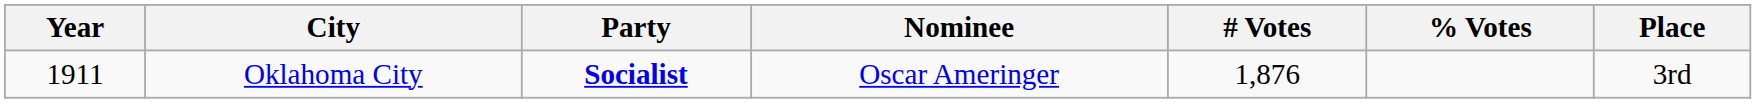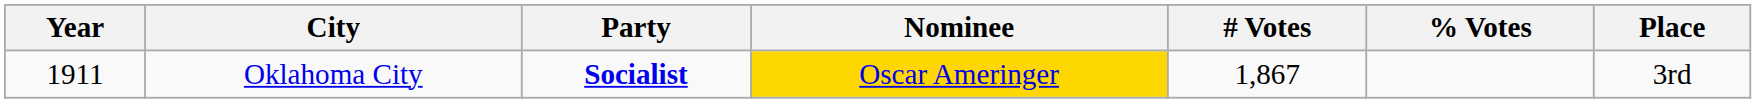(959, 73) no background -> (959, 73) gold background
(1267, 73) 1,876 -> (1267, 73) 1,867
